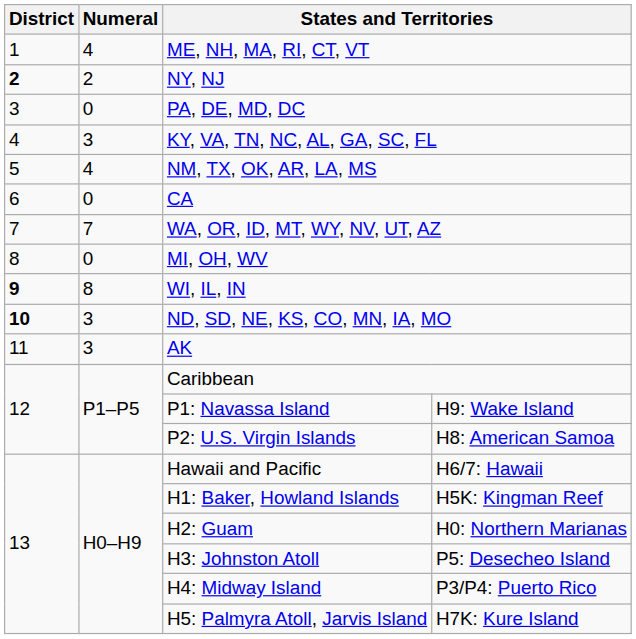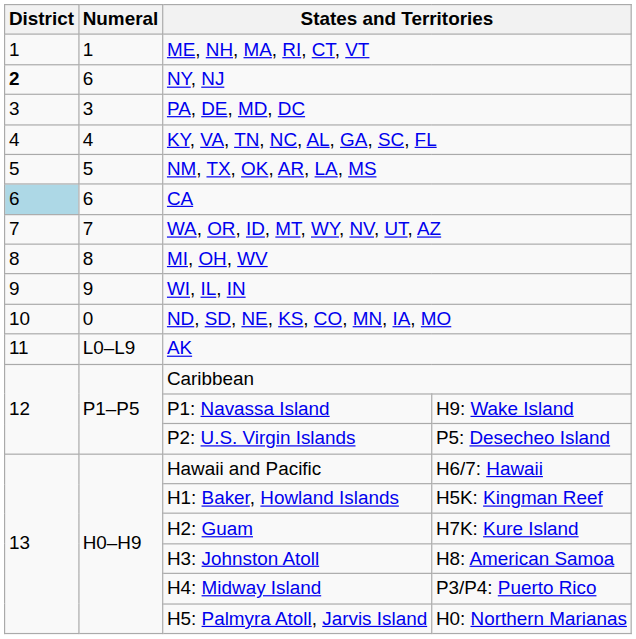(88, 49) 4 -> (88, 49) 1
(88, 79) 2 -> (88, 79) 6
(88, 109) 0 -> (88, 109) 3
(88, 139) 3 -> (88, 139) 4
(88, 169) 4 -> (88, 169) 5
(14, 199) no background -> (14, 199) lightblue background
(88, 199) 0 -> (88, 199) 6
(88, 259) 0 -> (88, 259) 8
(14, 288) bold -> (14, 288) normal
(88, 288) 8 -> (88, 288) 9
(19, 318) bold -> (19, 318) normal
(88, 318) 3 -> (88, 318) 0
(88, 348) 3 -> (109, 348) L0–L9
(525, 438) H8: American Samoa -> (523, 438) P5: Desecheo Island
(531, 528) H0: Northern Marianas -> (507, 528) H7K: Kure Island
(523, 558) P5: Desecheo Island -> (525, 558) H8: American Samoa
(507, 618) H7K: Kure Island -> (531, 618) H0: Northern Marianas
